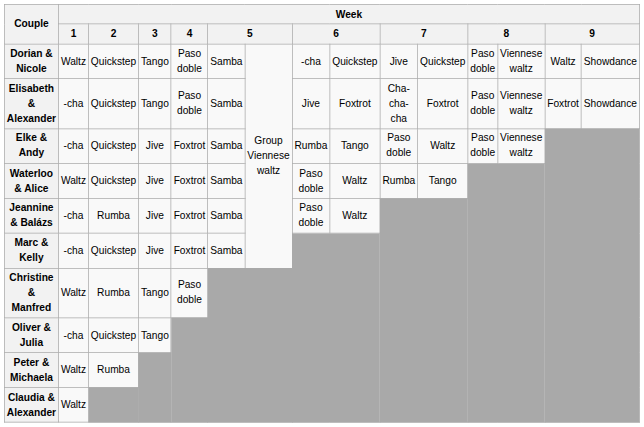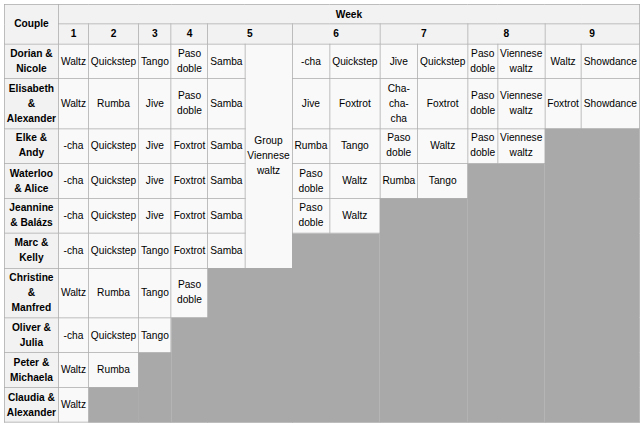(73, 103) -cha -> (73, 103) Waltz
(114, 103) Quickstep -> (114, 103) Rumba
(155, 103) Tango -> (155, 103) Jive
(73, 180) Waltz -> (73, 180) -cha
(114, 215) Rumba -> (114, 215) Quickstep
(155, 250) Jive -> (155, 250) Tango
